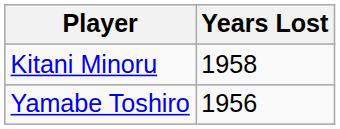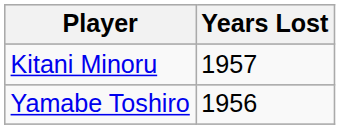(229, 64) 1958 -> (229, 64) 1957
